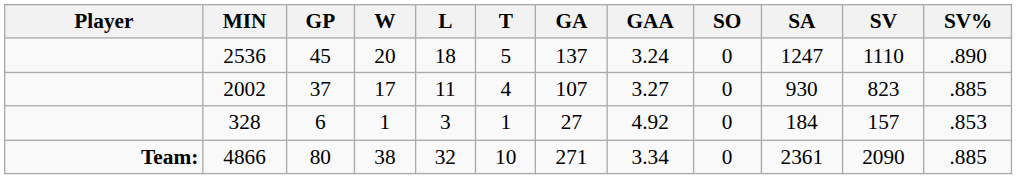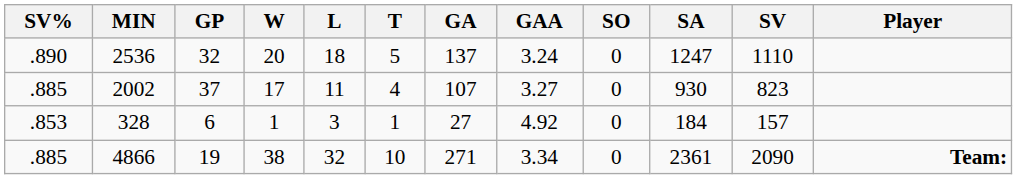columns swapped: (104, 21) <-> (968, 21)
(320, 55) 45 -> (209, 55) 32
(320, 156) 80 -> (209, 156) 19
